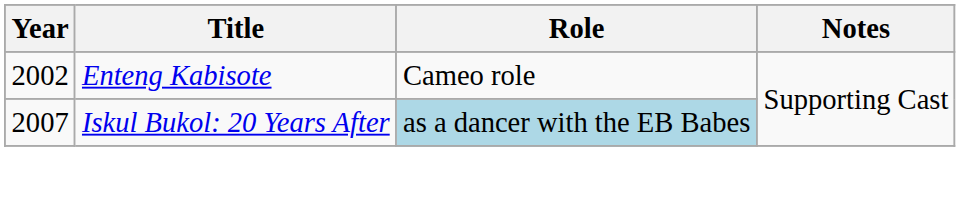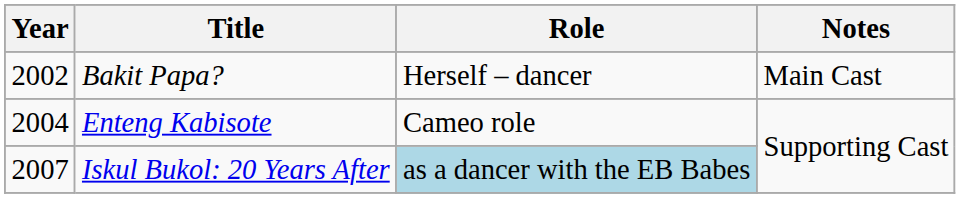+ row: (153, 75)
(40, 75) 2002 -> (40, 122) 2004
